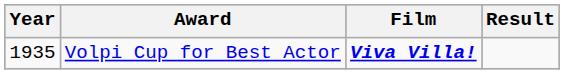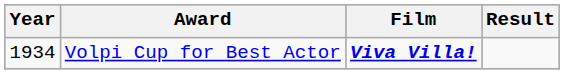(32, 53) 1935 -> (32, 53) 1934
